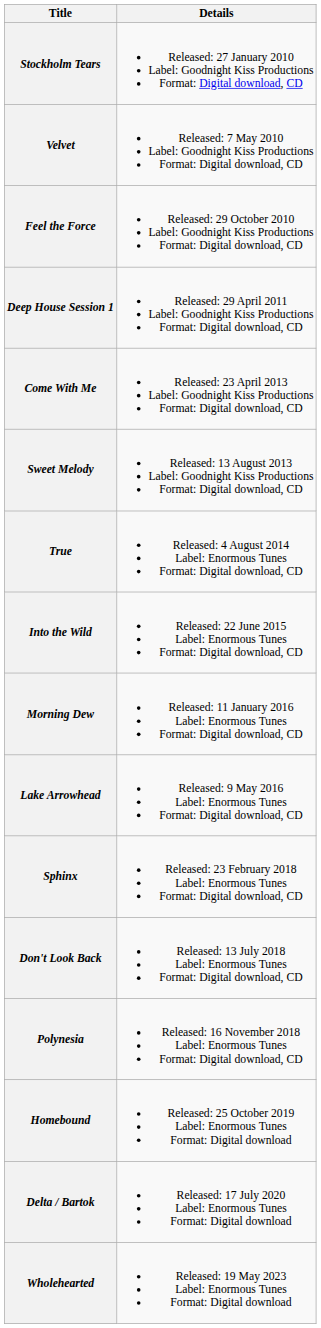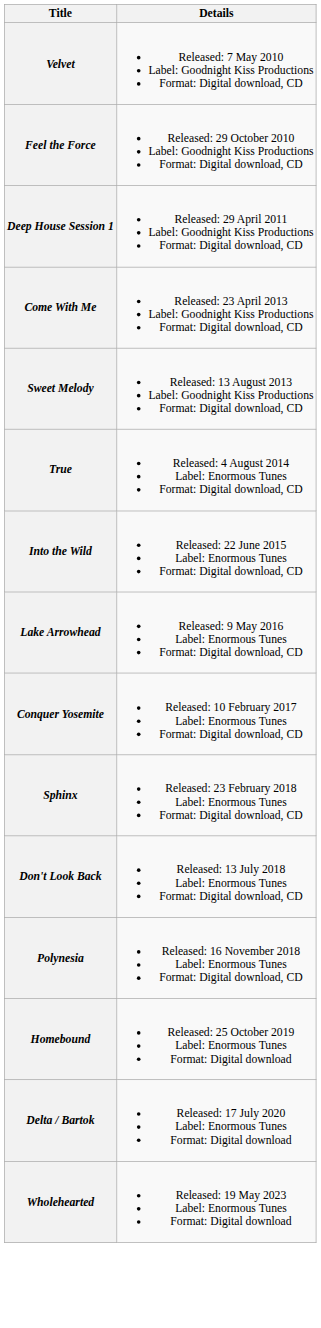- row: (60, 63)
- row: (60, 714)
+ row: (60, 714)
